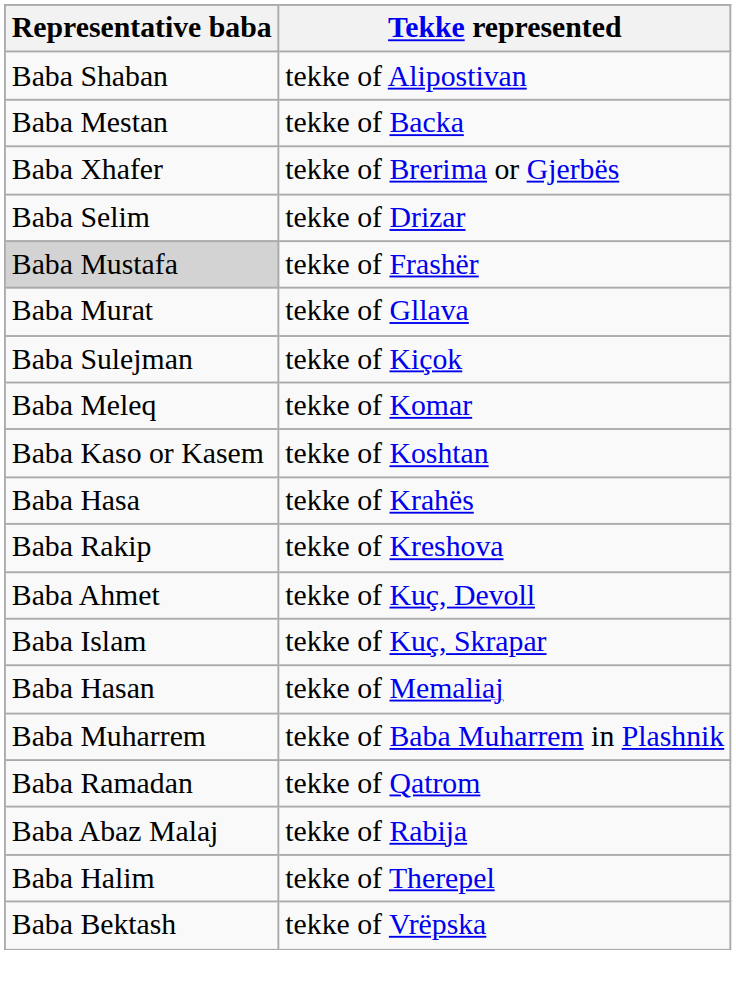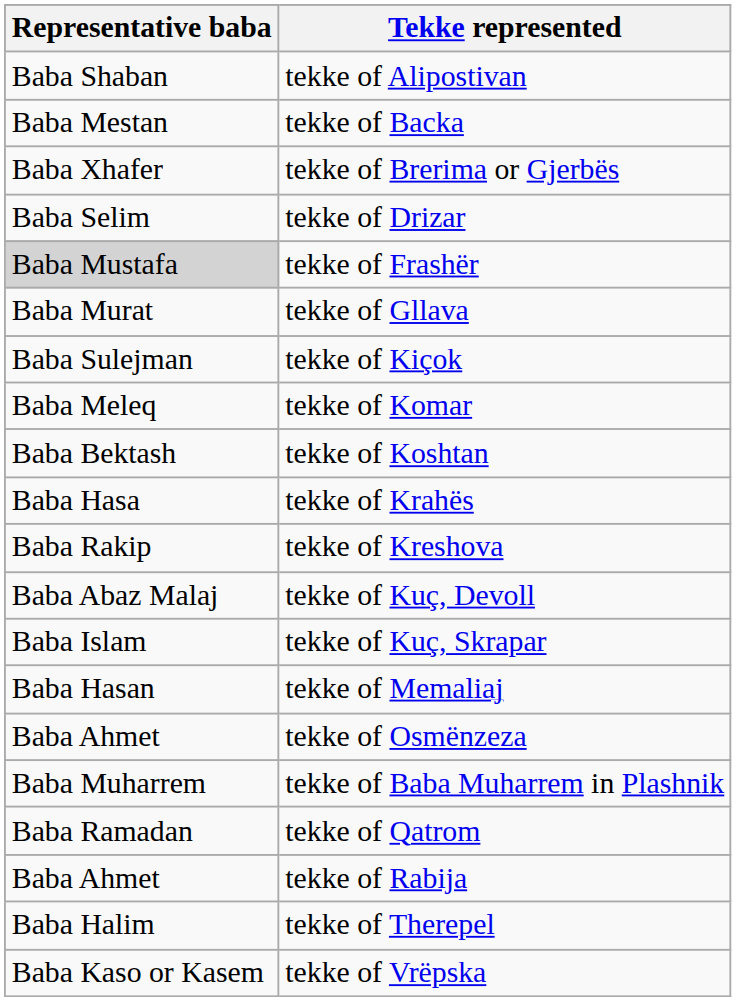(138, 452) Baba Kaso or Kasem -> (94, 452) Baba Bektash
(86, 594) Baba Ahmet -> (115, 594) Baba Abaz Malaj
+ row: (406, 736)
(115, 830) Baba Abaz Malaj -> (86, 877) Baba Ahmet
(94, 924) Baba Bektash -> (138, 972) Baba Kaso or Kasem
